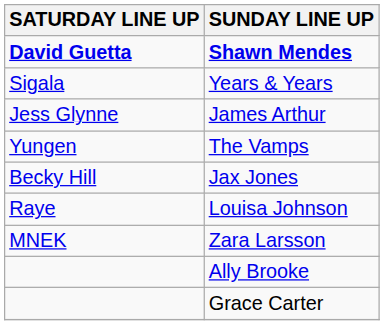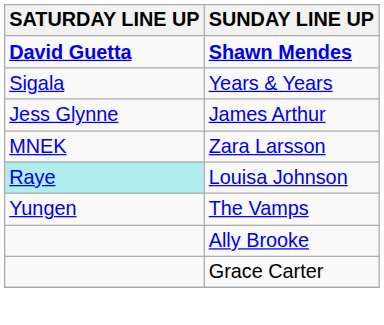rows swapped: (267, 240) <-> (259, 146)
- row: (253, 177)
(32, 209) no background -> (32, 177) paleturquoise background
